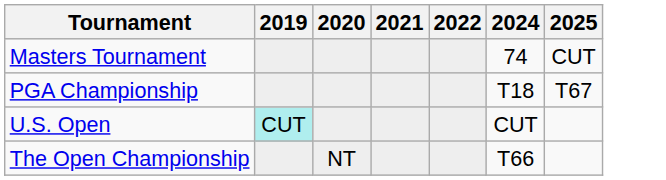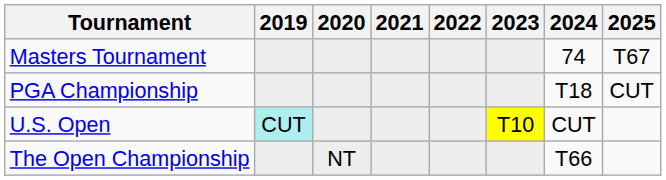+ column: (516, 22)
(574, 56) CUT -> (632, 56) T67
(574, 90) T67 -> (632, 90) CUT
